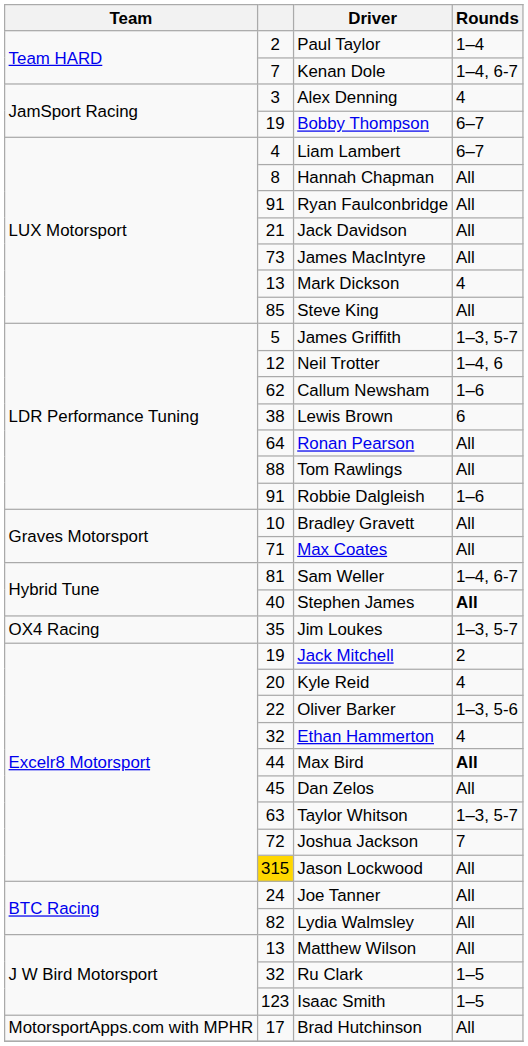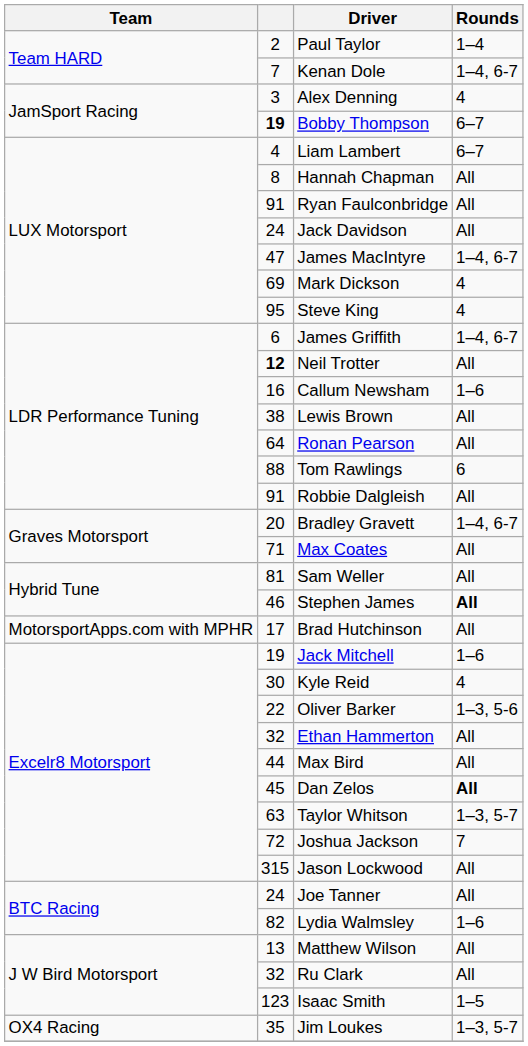(275, 124) normal -> (275, 124) bold
(275, 230) 21 -> (275, 230) 24
(275, 257) 73 -> (275, 257) 47
(465, 257) All -> (487, 257) 1–4, 6-7
(275, 283) 13 -> (275, 283) 69
(275, 310) 85 -> (275, 310) 95
(465, 310) All -> (461, 310) 4
(275, 336) 5 -> (275, 336) 6
(487, 336) 1–3, 5-7 -> (487, 336) 1–4, 6-7
(275, 363) normal -> (275, 363) bold
(479, 363) 1–4, 6 -> (465, 363) All
(275, 390) 62 -> (275, 390) 16
(461, 416) 6 -> (465, 416) All
(465, 469) All -> (461, 469) 6
(470, 496) 1–6 -> (465, 496) All
(275, 523) 10 -> (275, 523) 20
(465, 523) All -> (487, 523) 1–4, 6-7
(487, 576) 1–4, 6-7 -> (465, 576) All
(275, 602) 40 -> (275, 602) 46
rows swapped: (360, 1028) <-> (340, 629)
(461, 655) 2 -> (470, 655) 1–6
(275, 682) 20 -> (275, 682) 30
(461, 735) 4 -> (465, 735) All
(467, 762) bold -> (465, 762) normal
(465, 788) normal -> (467, 788) bold
(275, 868) gold background -> (275, 868) no background
(465, 921) All -> (470, 921) 1–6
(470, 974) 1–5 -> (465, 974) All
